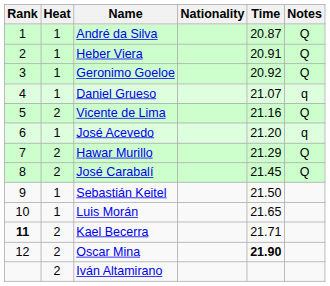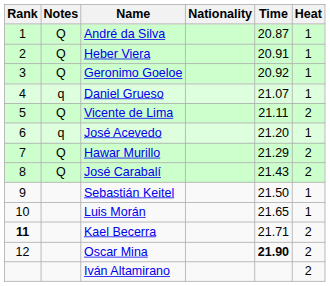columns swapped: (57, 14) <-> (304, 14)
(266, 113) 21.16 -> (273, 113) 21.11
(266, 172) 21.45 -> (273, 172) 21.43
